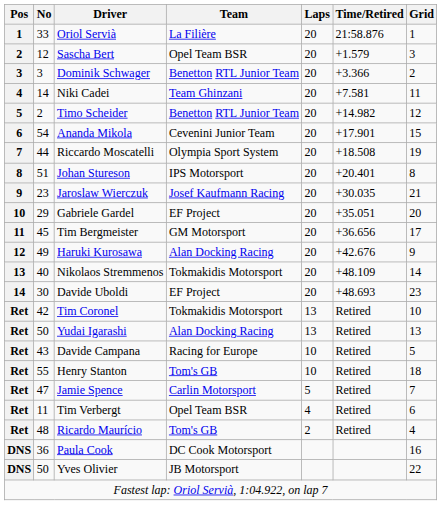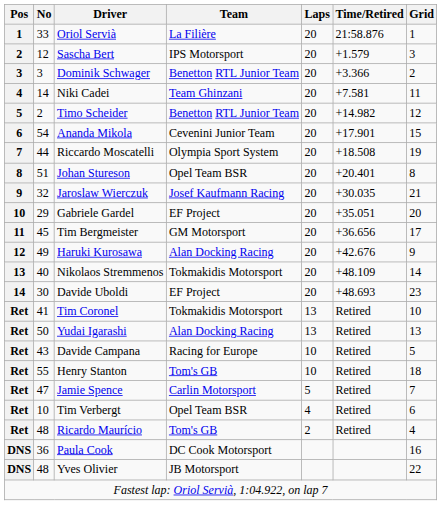(208, 54) Opel Team BSR -> (206, 54) IPS Motorsport
(206, 172) IPS Motorsport -> (208, 172) Opel Team BSR
(43, 192) 23 -> (43, 192) 32
(43, 311) 42 -> (43, 311) 41
(43, 410) 11 -> (43, 410) 10
(43, 469) 50 -> (43, 469) 48
